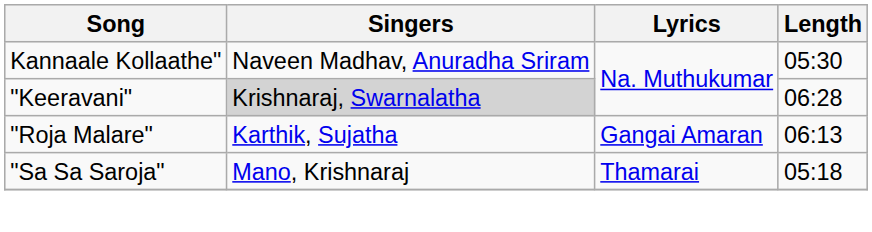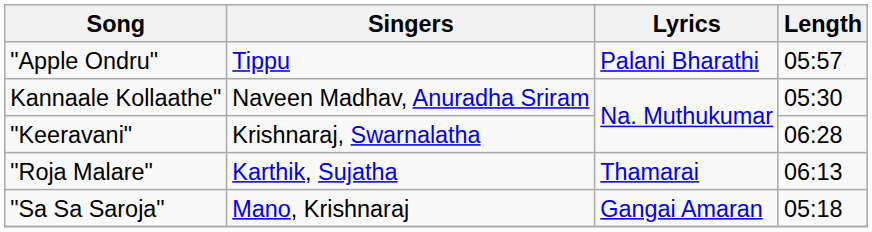+ row: (84, 61)
(356, 98) lightgrey background -> (356, 135) no background
(682, 135) Gangai Amaran -> (650, 172) Thamarai
(650, 172) Thamarai -> (682, 209) Gangai Amaran
